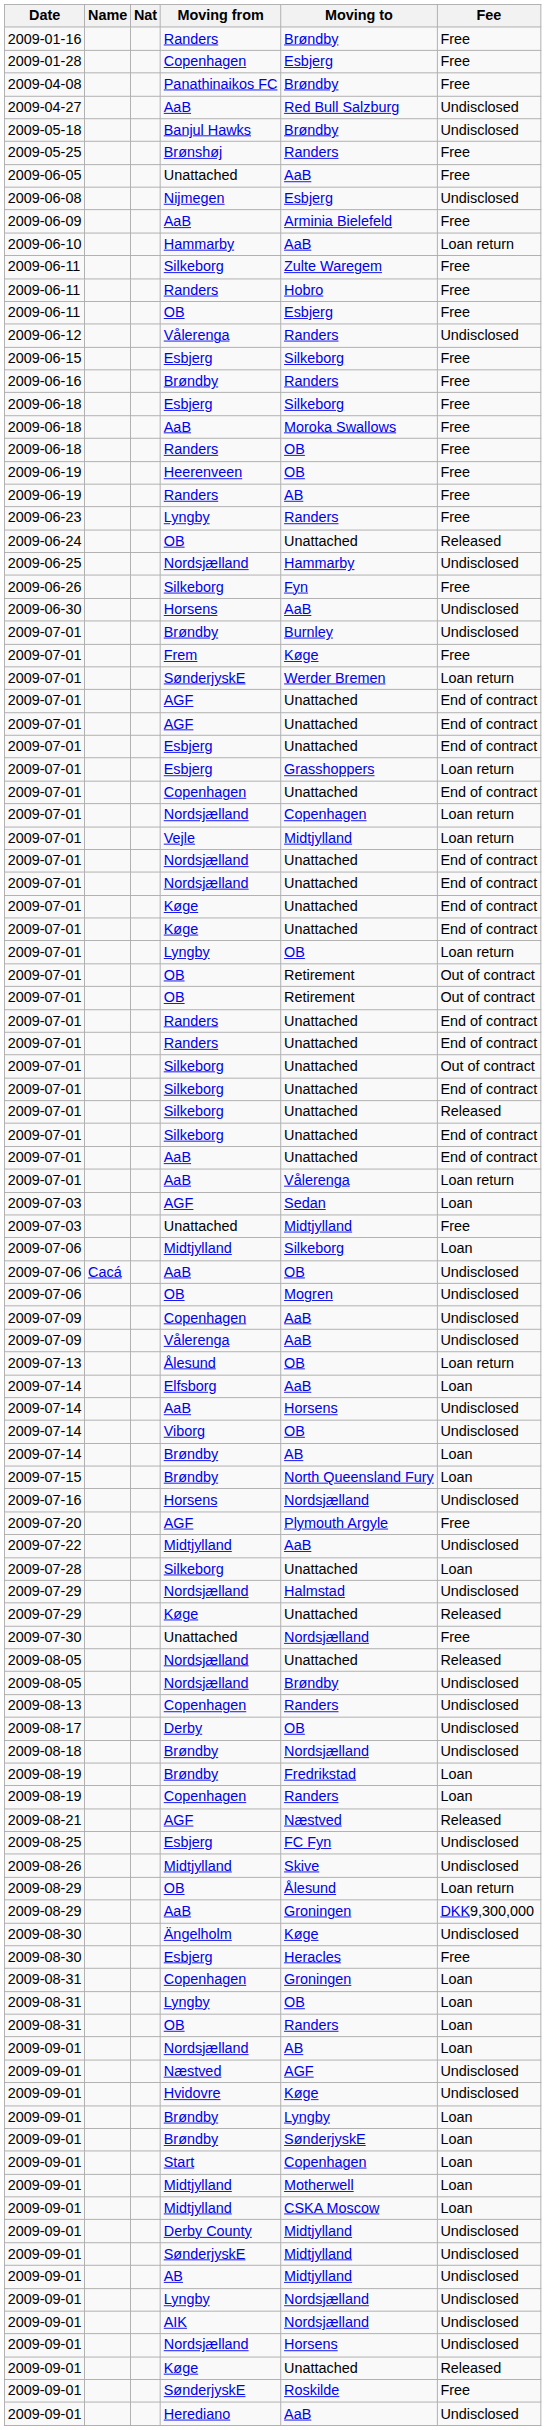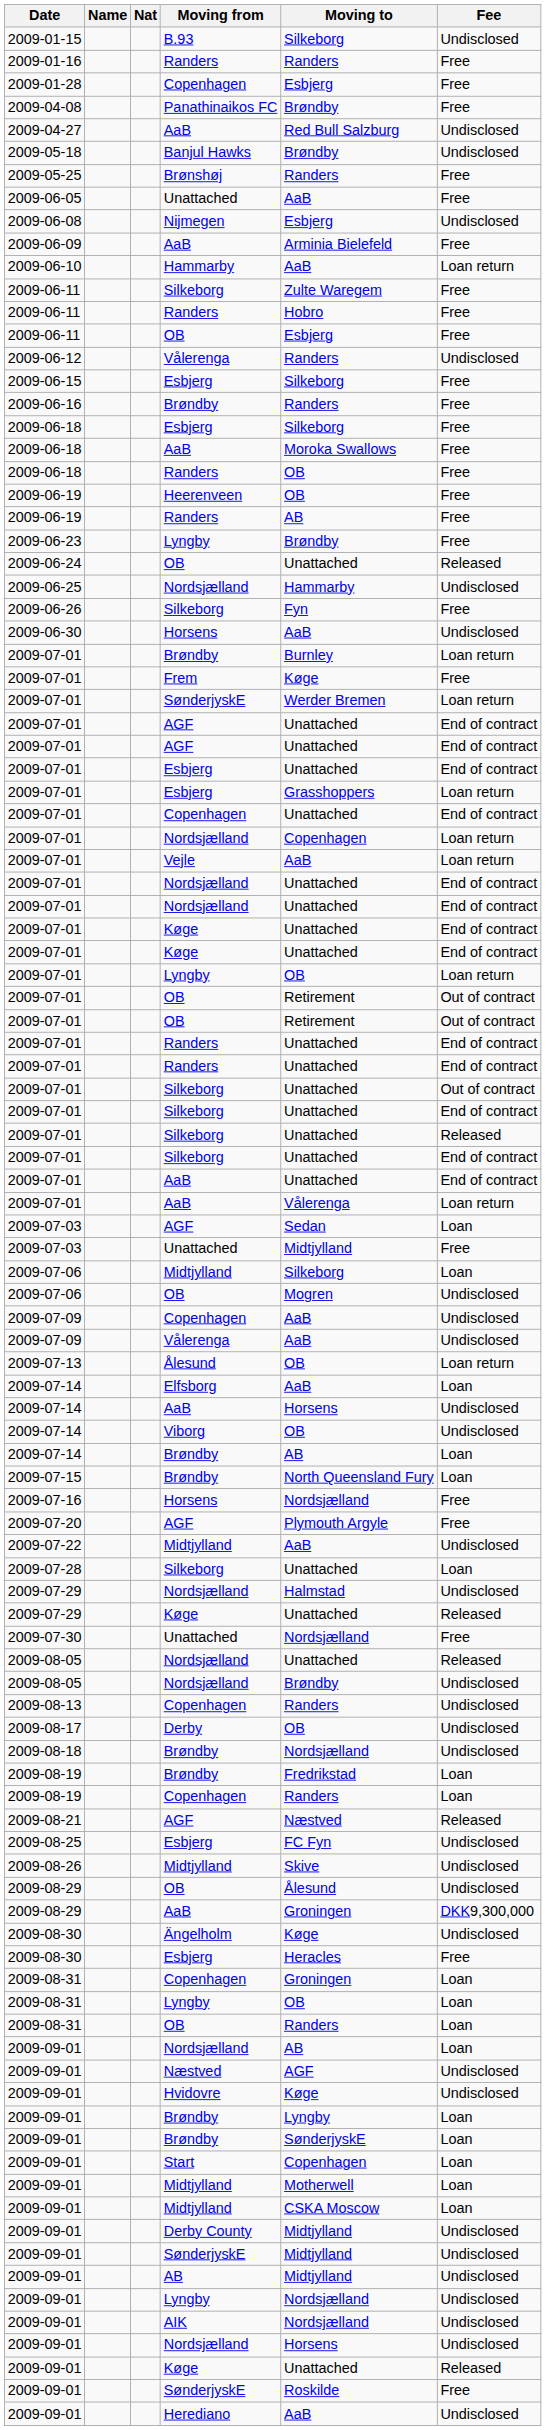+ row: (45, 38)
(311, 38) Brøndby -> (311, 61) Randers
(311, 518) Randers -> (311, 541) Brøndby
(480, 632) Undisclosed -> (477, 655) Loan return
(318, 838) Midtjylland -> (298, 860) AaB
- row: (45, 1271)
(480, 1500) Undisclosed -> (455, 1500) Free
(477, 1888) Loan return -> (480, 1888) Undisclosed
